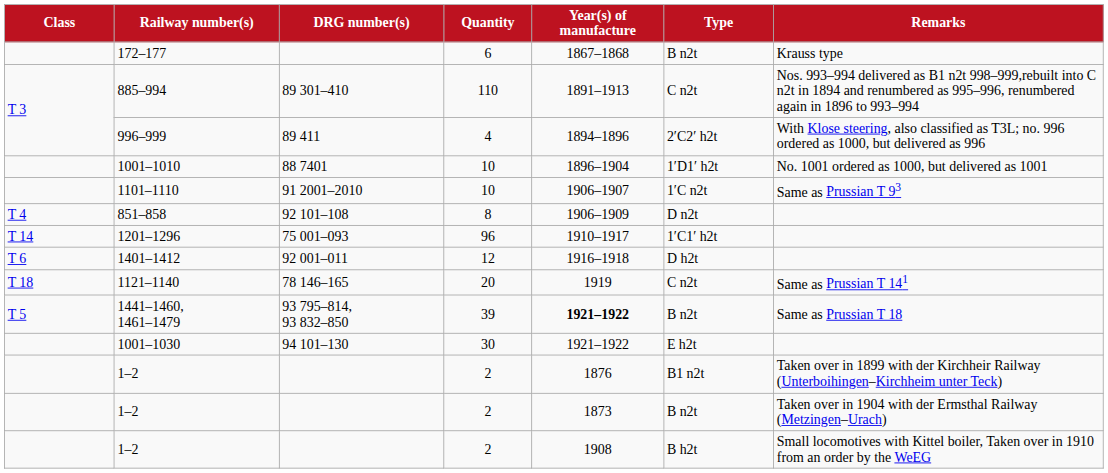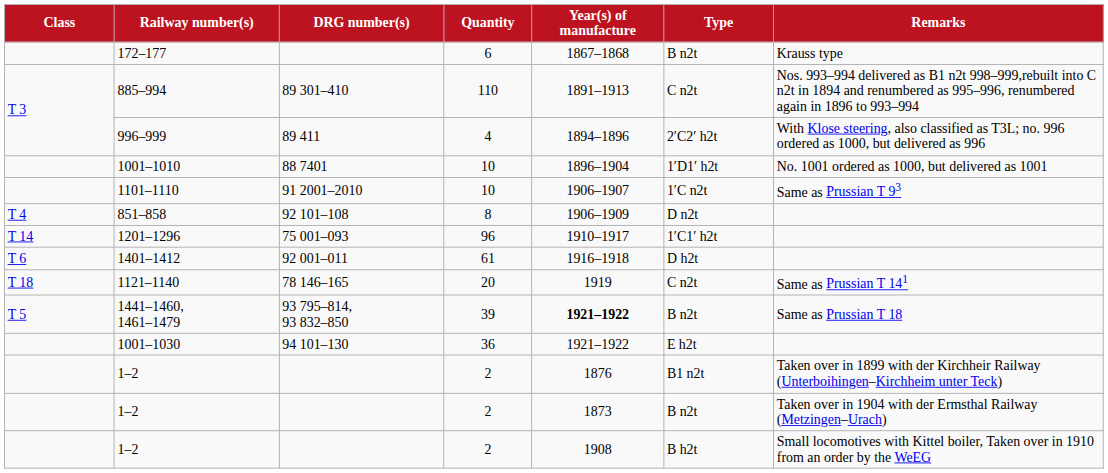(488, 258) 12 -> (488, 258) 61
(488, 344) 30 -> (488, 344) 36
